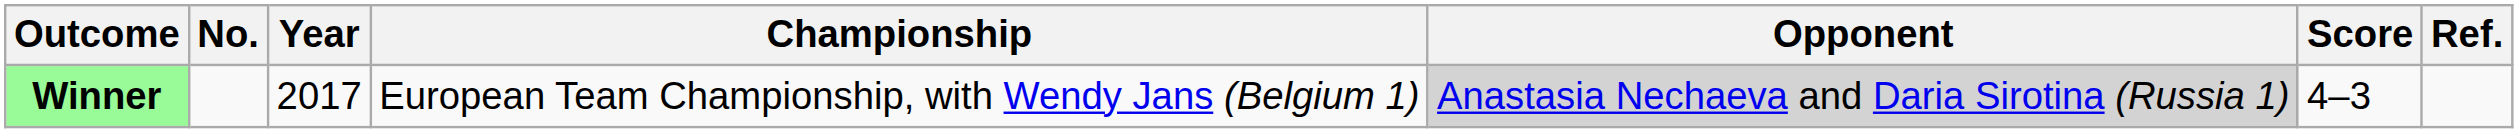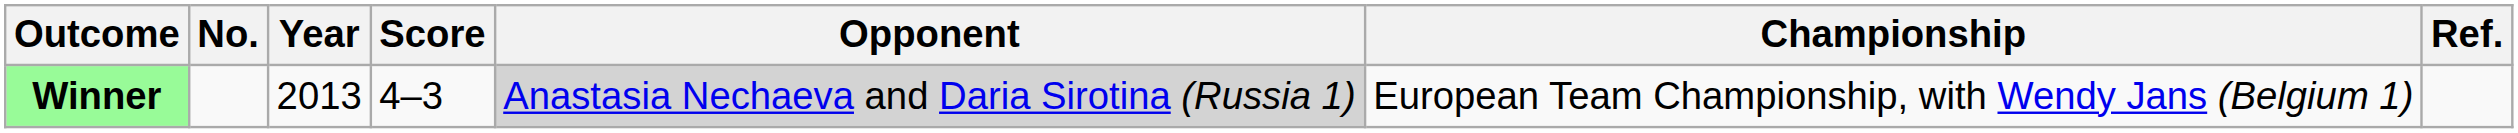columns swapped: (899, 34) <-> (2360, 34)
(319, 95) 2017 -> (319, 95) 2013
